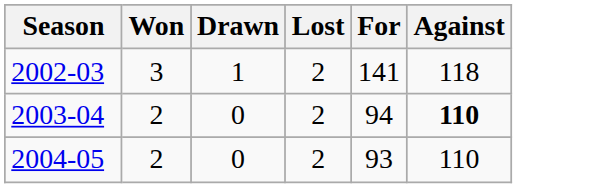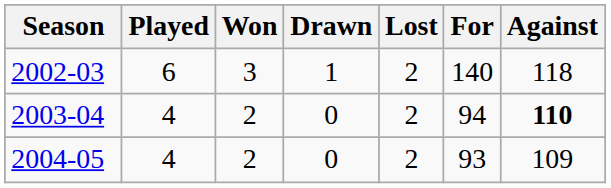+ column: (169, 26)
(379, 70) 141 -> (472, 70) 140
(459, 159) 110 -> (552, 159) 109
